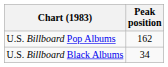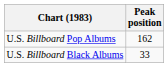(145, 54) 34 -> (145, 54) 33
